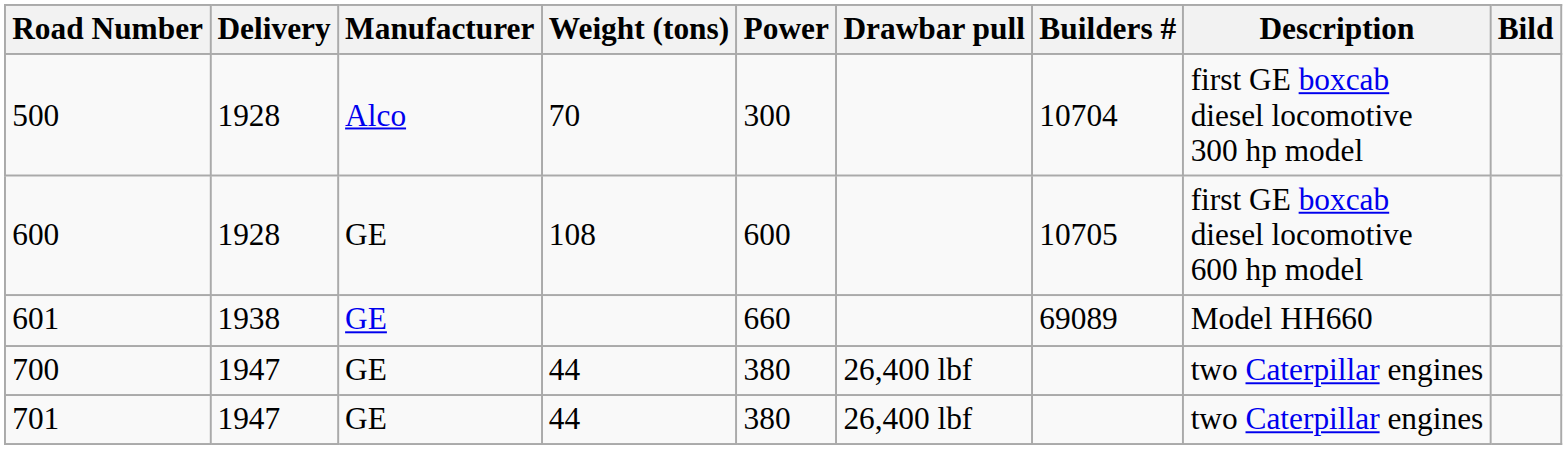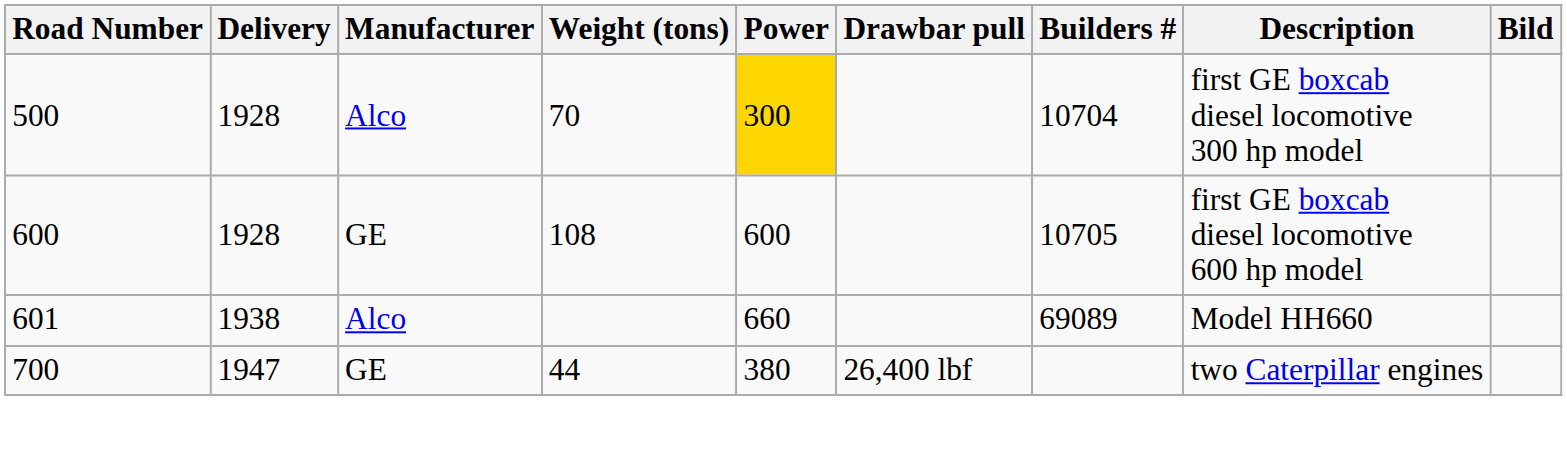(767, 114) no background -> (767, 114) gold background
(366, 319) GE -> (376, 319) Alco
- row: (36, 419)
